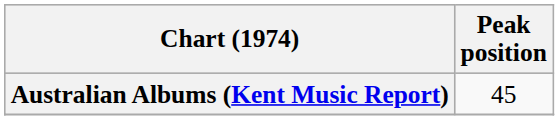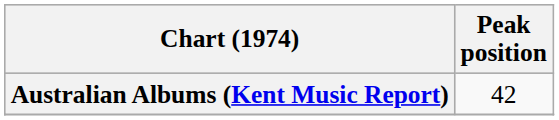(504, 93) 45 -> (504, 93) 42
